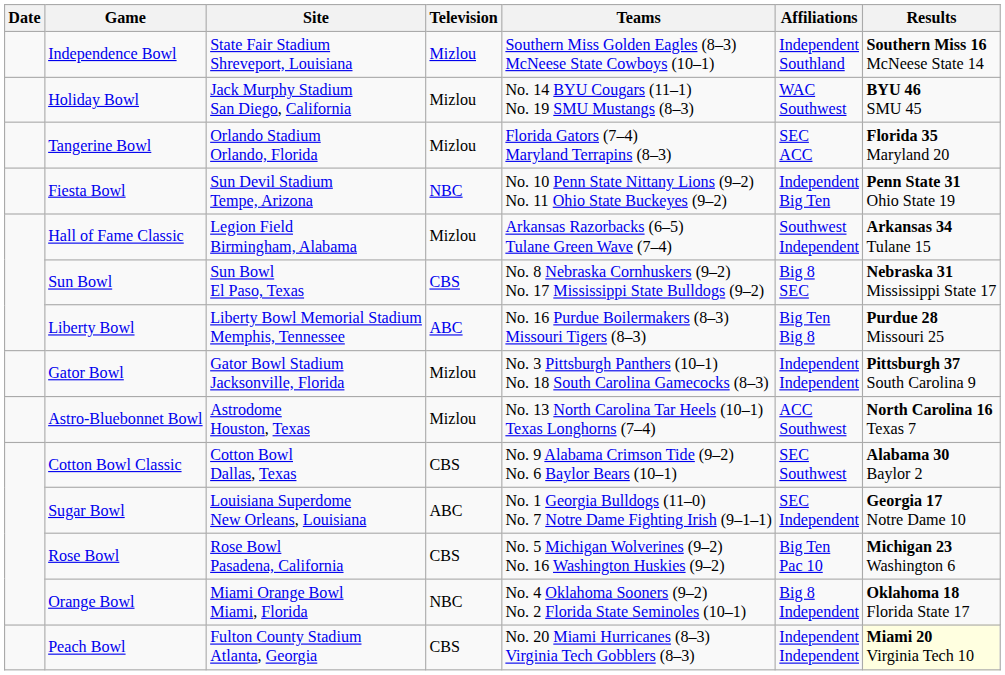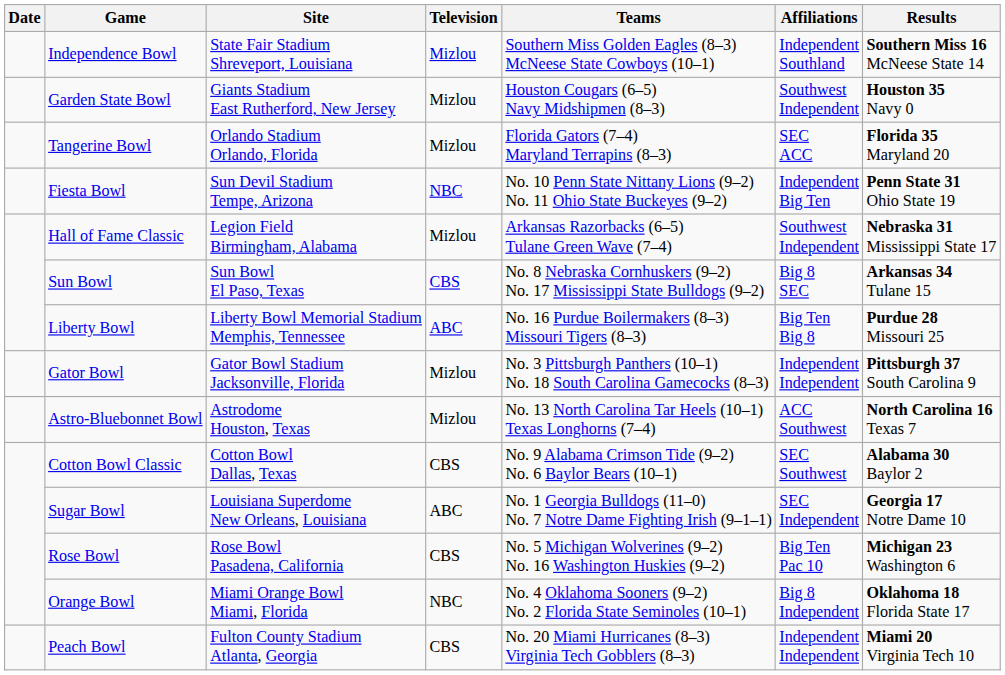+ row: (109, 99)
- row: (94, 99)
(909, 236) Arkansas 34 Tulane 15 -> (931, 236) Nebraska 31 Mississippi State 17
(931, 282) Nebraska 31 Mississippi State 17 -> (909, 282) Arkansas 34 Tulane 15
(920, 647) lightyellow background -> (920, 647) no background
